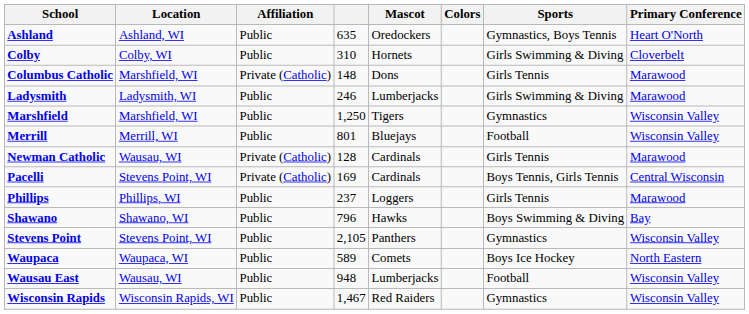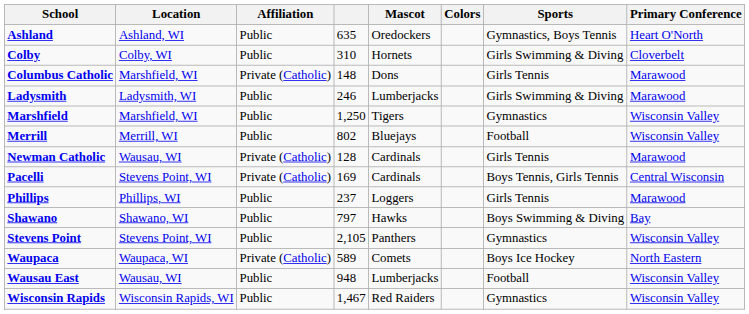(346, 136) 801 -> (346, 136) 802
(346, 217) 796 -> (346, 217) 797
(256, 258) Public -> (285, 258) Private (Catholic)
